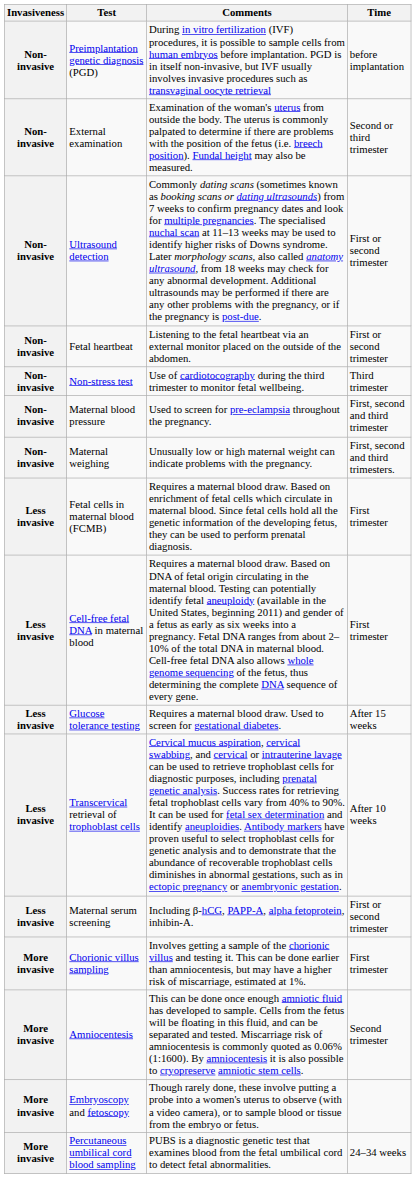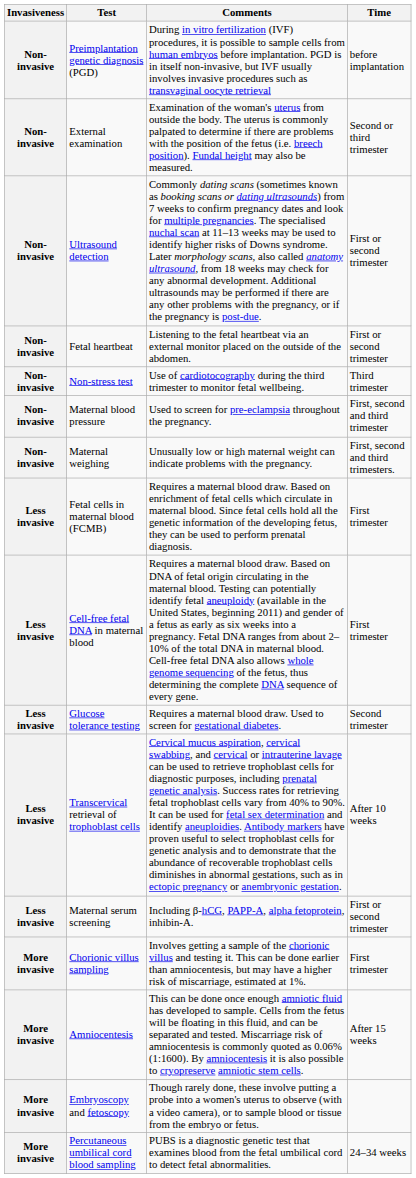(368, 719) After 15 weeks -> (369, 719) Second trimester
(369, 1034) Second trimester -> (368, 1034) After 15 weeks
